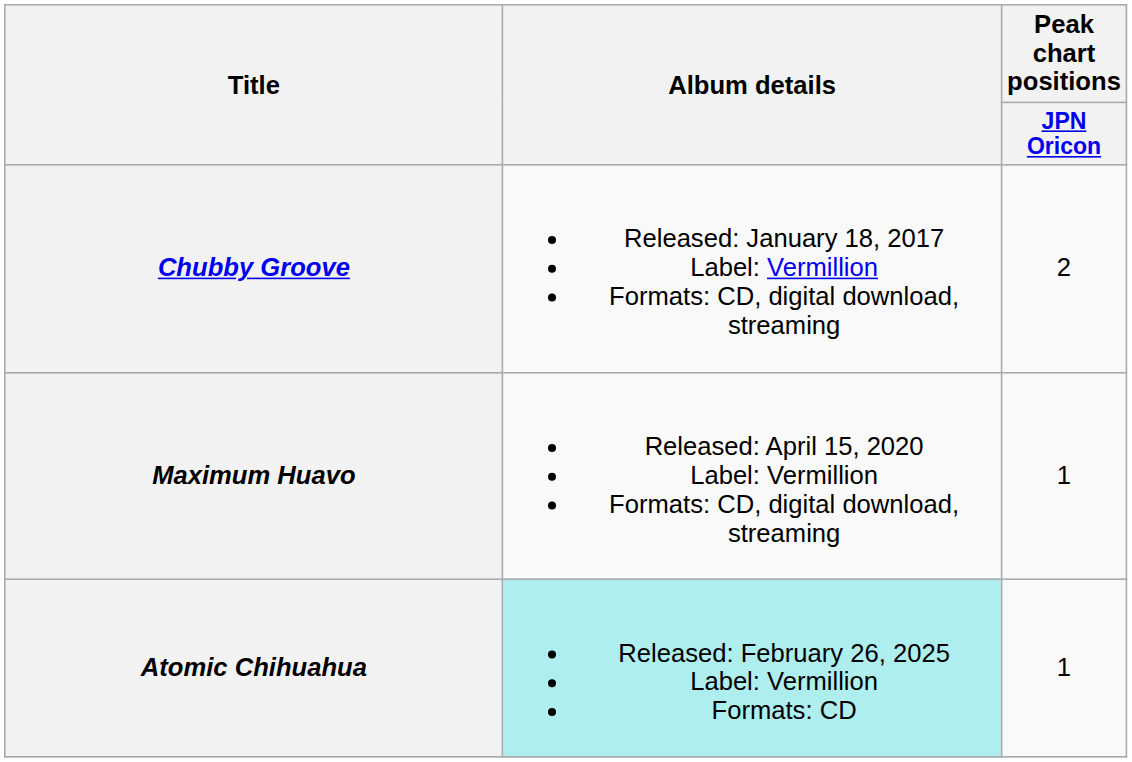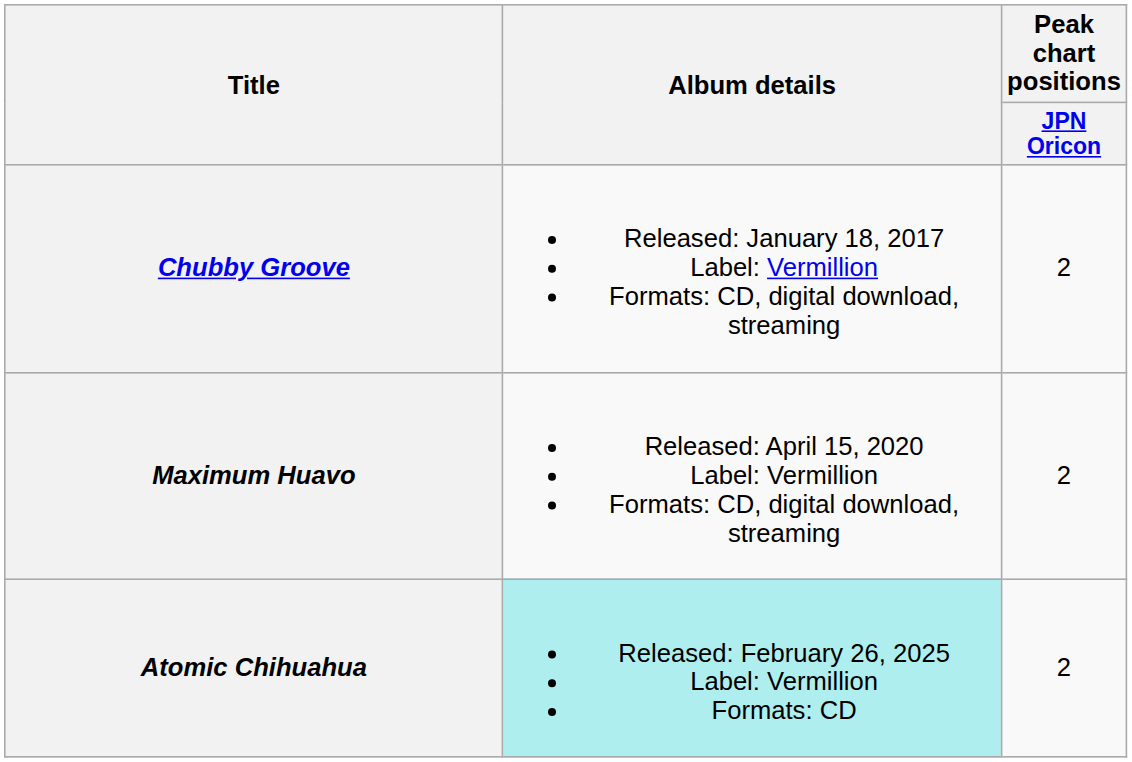(1064, 475) 1 -> (1064, 475) 2
(1064, 667) 1 -> (1064, 667) 2
